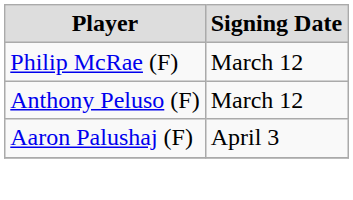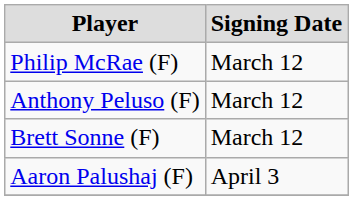+ row: (85, 137)
